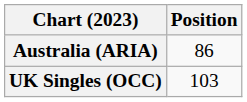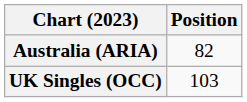(204, 50) 86 -> (204, 50) 82
